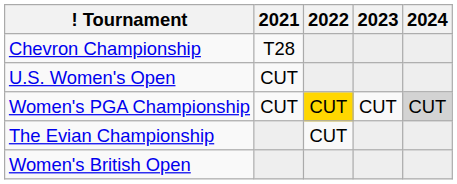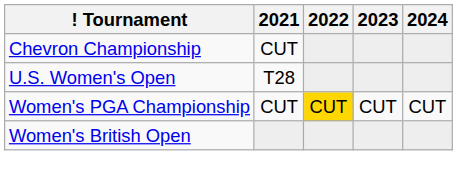(279, 48) T28 -> (279, 48) CUT
(279, 78) CUT -> (279, 78) T28
(427, 107) lightgrey background -> (427, 107) no background
- row: (112, 136)
